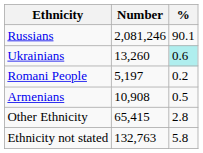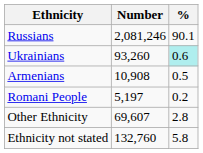(132, 55) 13,260 -> (132, 55) 93,260
rows swapped: (36, 96) <-> (47, 76)
(132, 117) 65,415 -> (132, 117) 69,607
(135, 138) 132,763 -> (135, 138) 132,760
